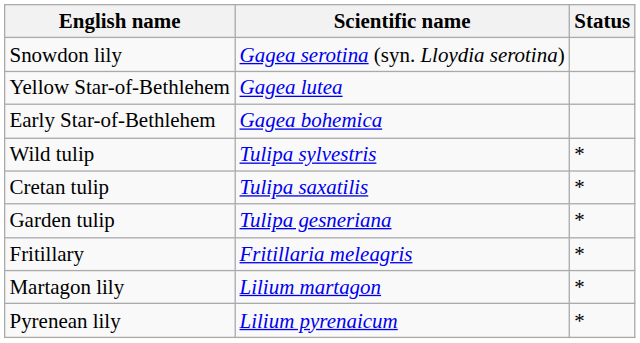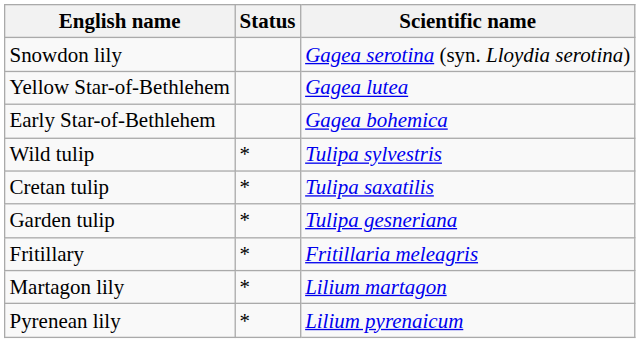columns swapped: (402, 21) <-> (602, 21)
